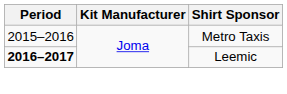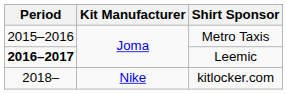+ row: (236, 78)
